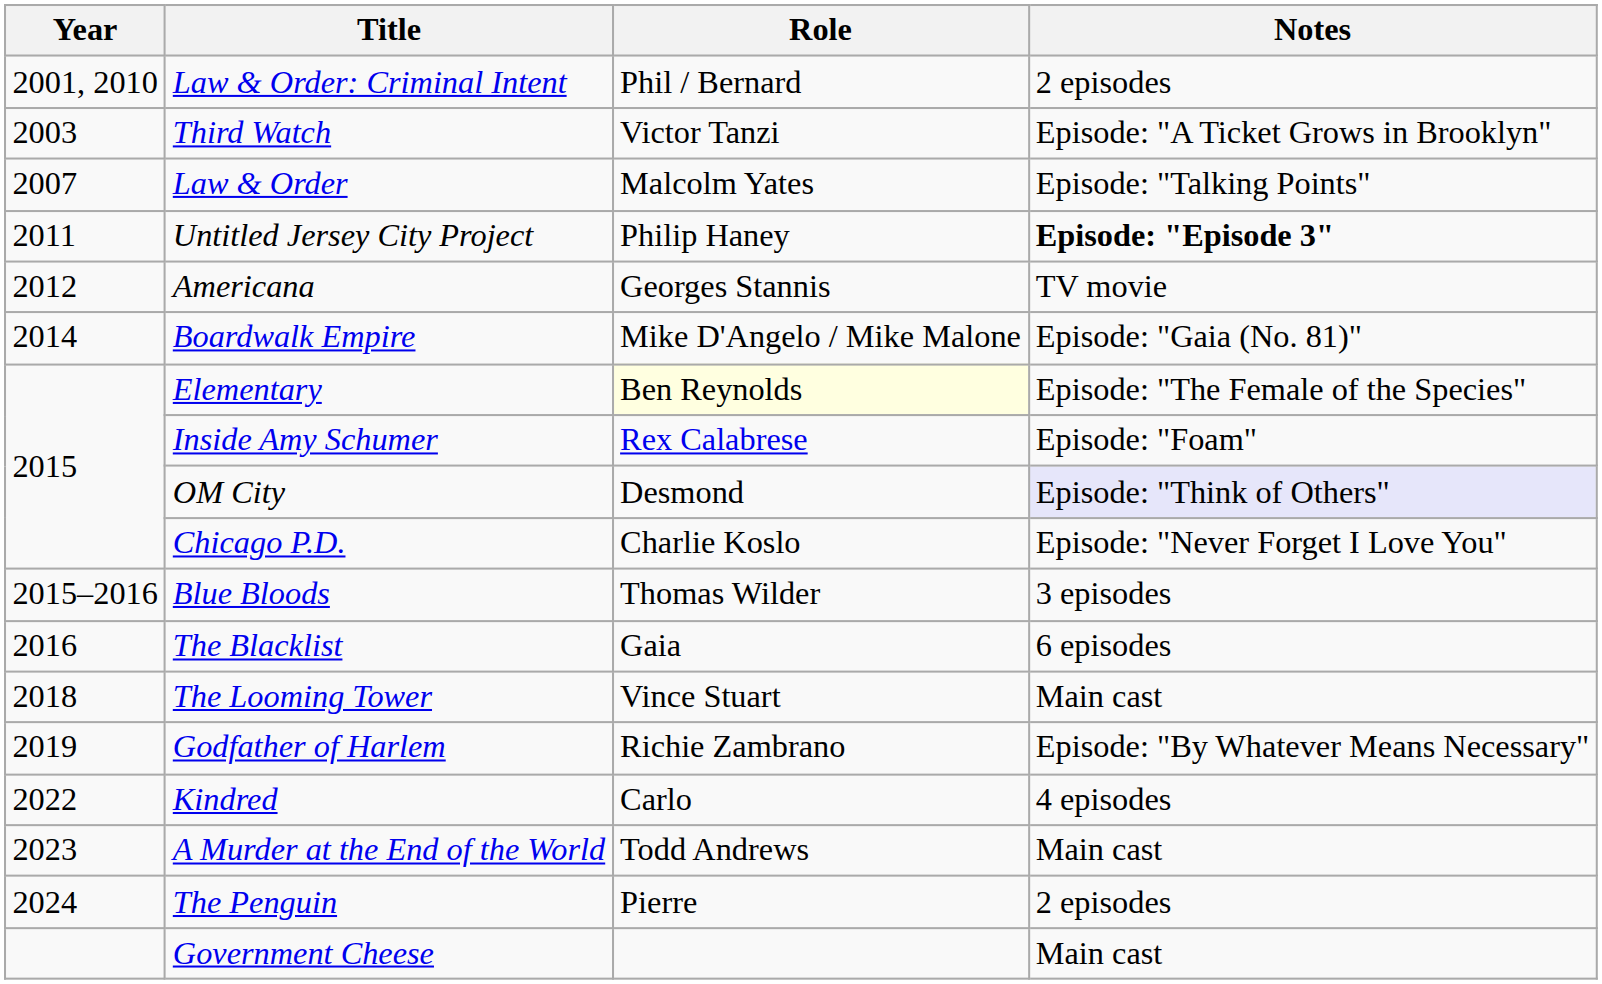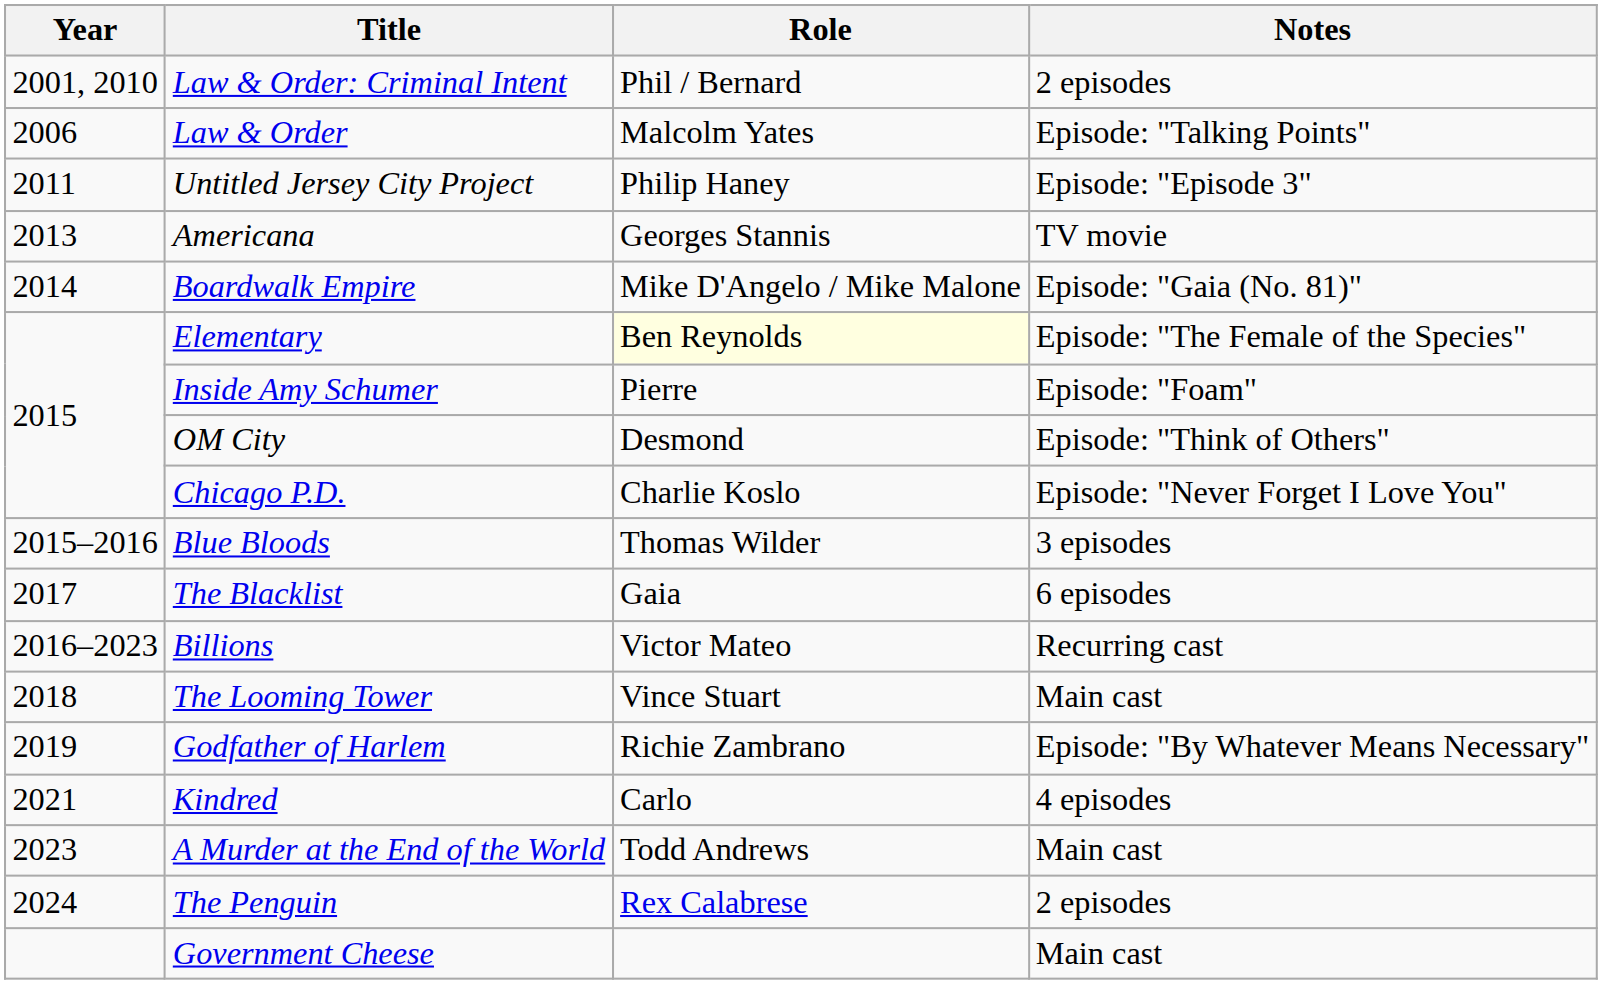- row: (252, 132)
(45, 183) 2007 -> (45, 132) 2006
(1185, 235) bold -> (1174, 183) normal
(45, 286) 2012 -> (45, 235) 2013
(714, 440) Rex Calabrese -> (659, 388) Pierre
(1213, 491) lavender background -> (1213, 440) no background
(45, 645) 2016 -> (45, 593) 2017
+ row: (223, 645)
(45, 798) 2022 -> (45, 798) 2021
(659, 901) Pierre -> (714, 901) Rex Calabrese
